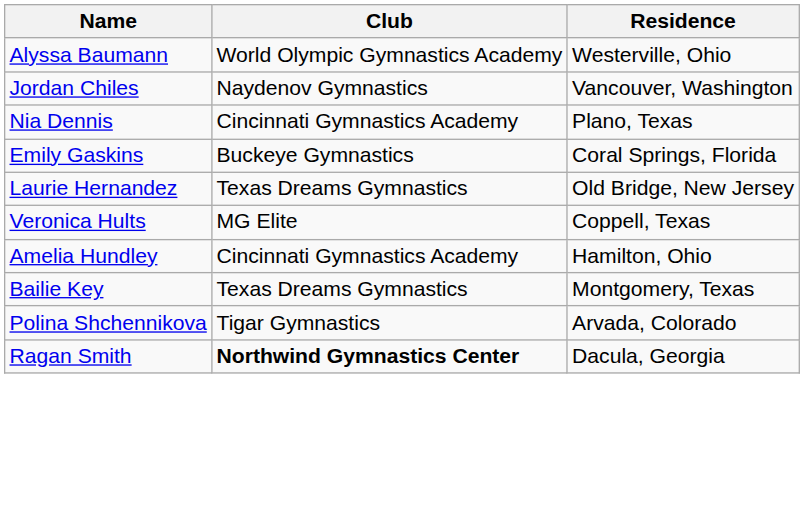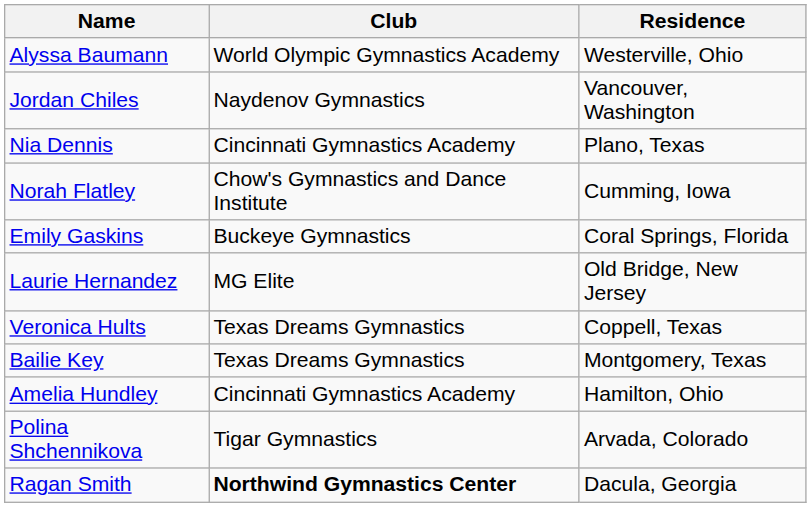+ row: (72, 190)
(342, 188) Texas Dreams Gymnastics -> (254, 281) MG Elite
(257, 222) MG Elite -> (339, 326) Texas Dreams Gymnastics
rows swapped: (83, 255) <-> (56, 289)
